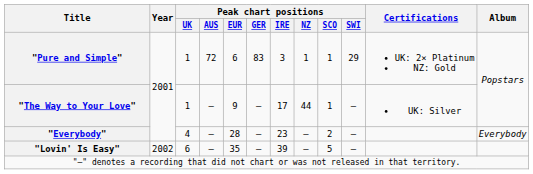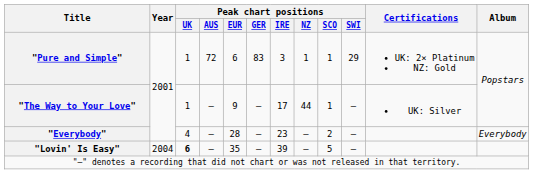(163, 148) 2002 -> (163, 148) 2004
(187, 148) normal -> (187, 148) bold
